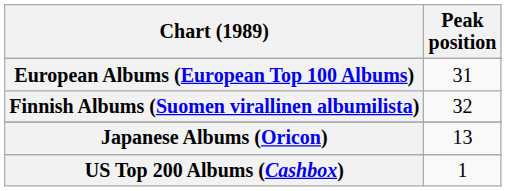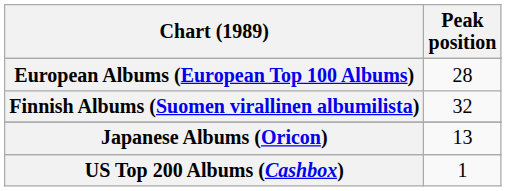(462, 74) 31 -> (462, 74) 28
